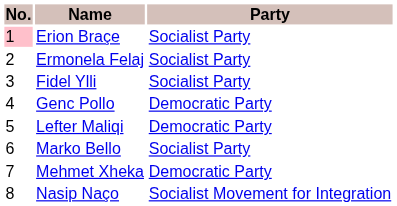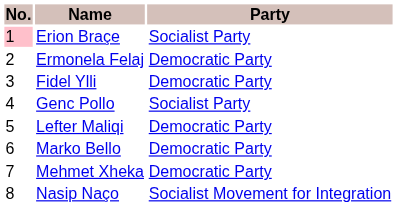(200, 59) Socialist Party -> (210, 59) Democratic Party
(200, 82) Socialist Party -> (210, 82) Democratic Party
(210, 104) Democratic Party -> (200, 104) Socialist Party
(200, 149) Socialist Party -> (210, 149) Democratic Party
